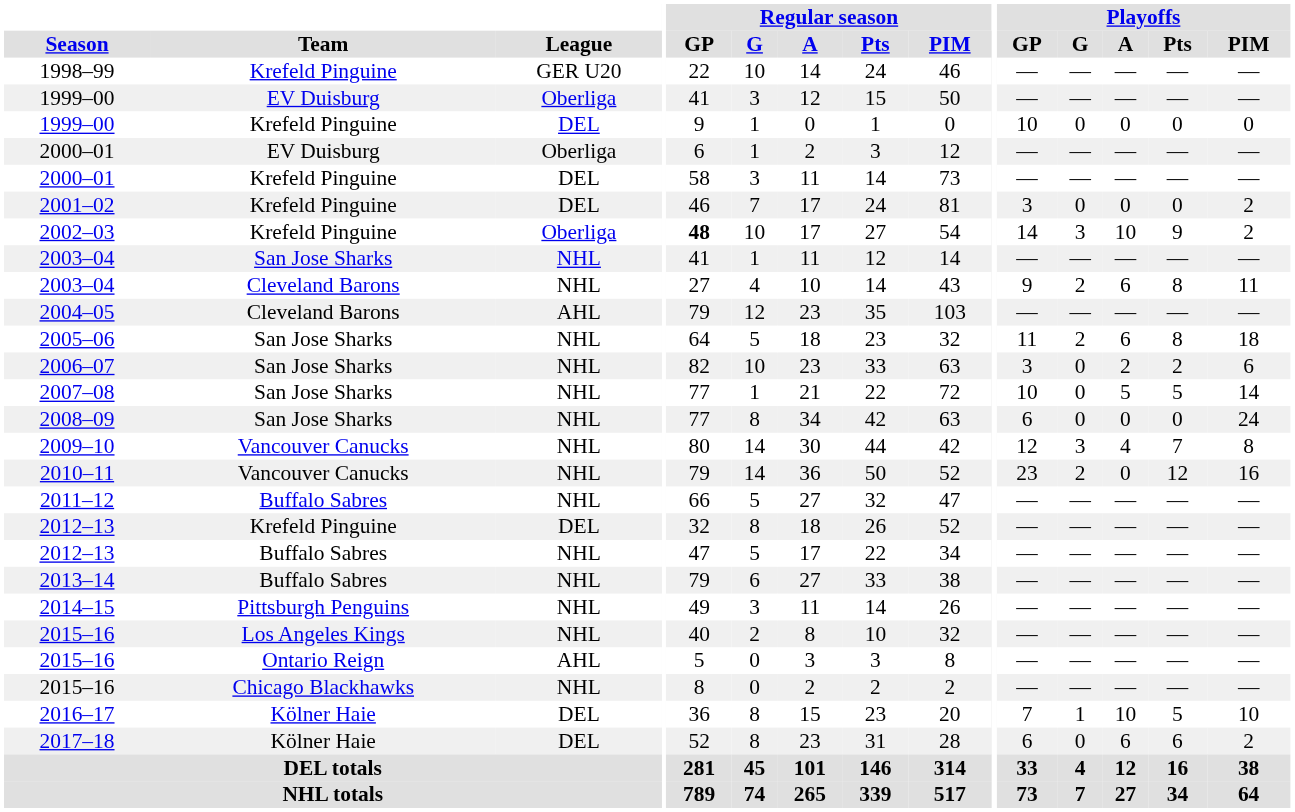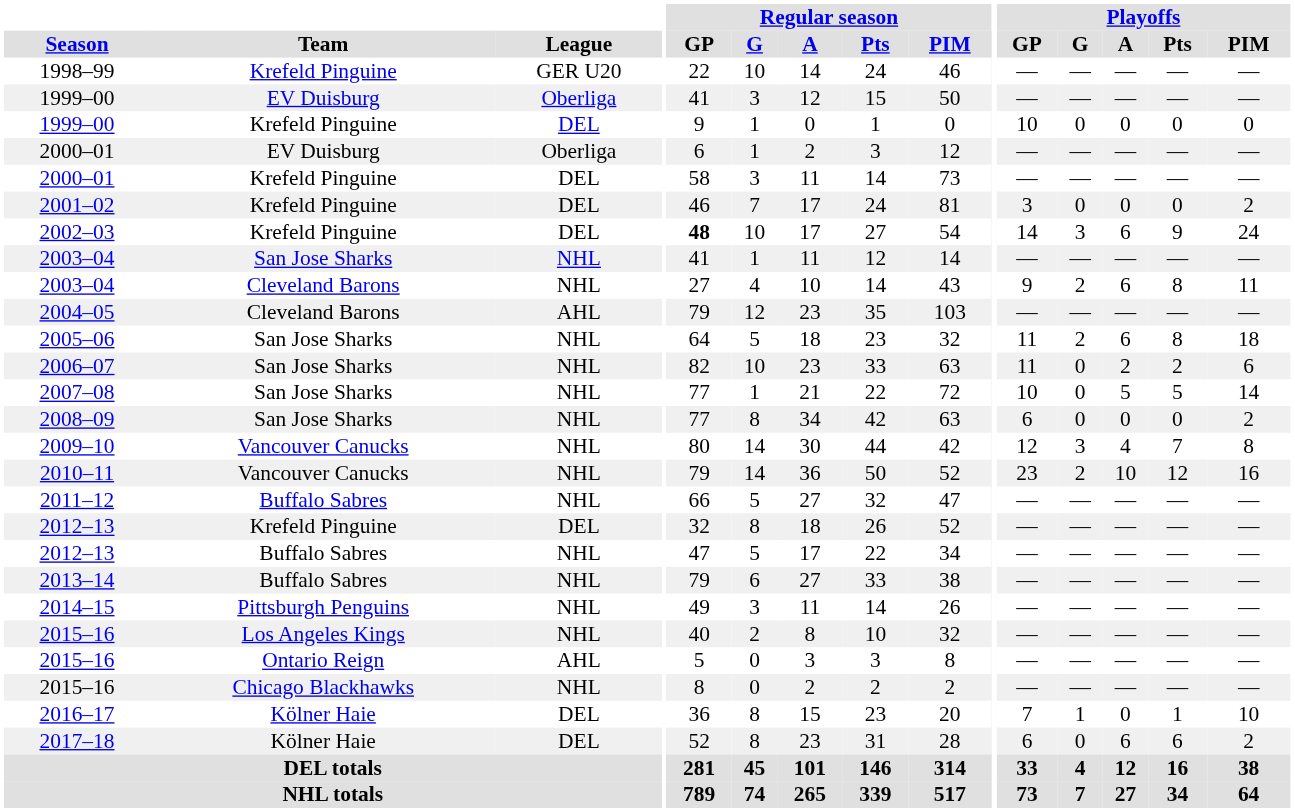(579, 231) Oberliga -> (579, 231) DEL
(1125, 231) 10 -> (1125, 231) 6
(1249, 231) 2 -> (1249, 231) 24
(1027, 365) 3 -> (1027, 365) 11
(1249, 419) 24 -> (1249, 419) 2
(1125, 472) 0 -> (1125, 472) 10
(1125, 714) 10 -> (1125, 714) 0
(1177, 714) 5 -> (1177, 714) 1
